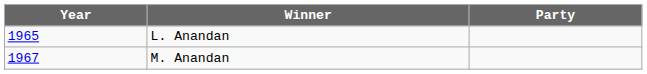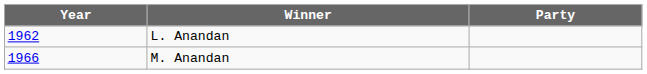(23, 37) 1965 -> (23, 37) 1962
(23, 58) 1967 -> (23, 58) 1966
